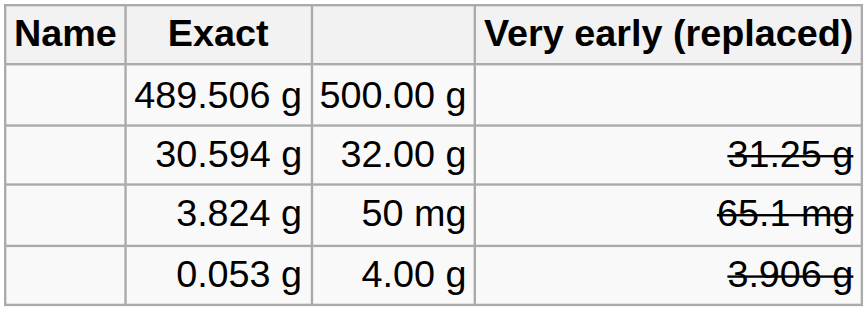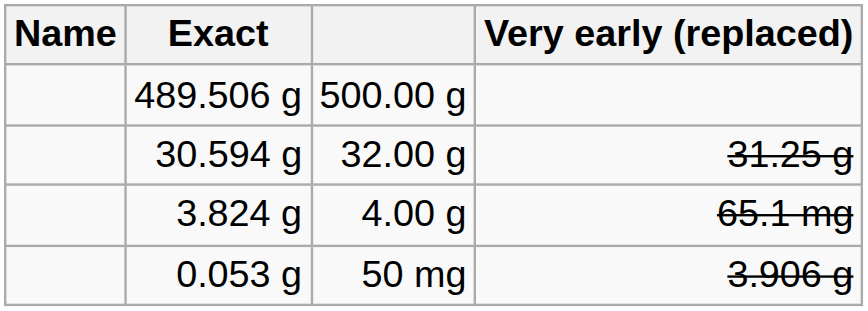(414, 214) 50 mg -> (414, 214) 4.00 g
(414, 273) 4.00 g -> (414, 273) 50 mg
